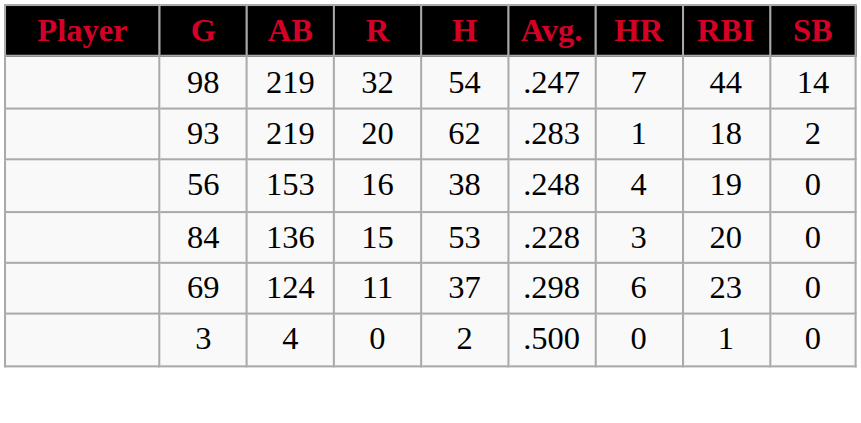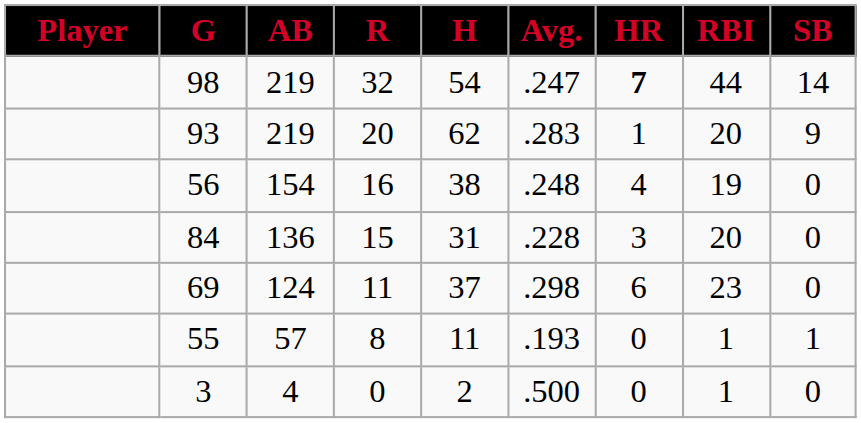(639, 81) normal -> (639, 81) bold
(726, 133) 18 -> (726, 133) 20
(813, 133) 2 -> (813, 133) 9
(290, 184) 153 -> (290, 184) 154
(465, 236) 53 -> (465, 236) 31
+ row: (203, 339)
